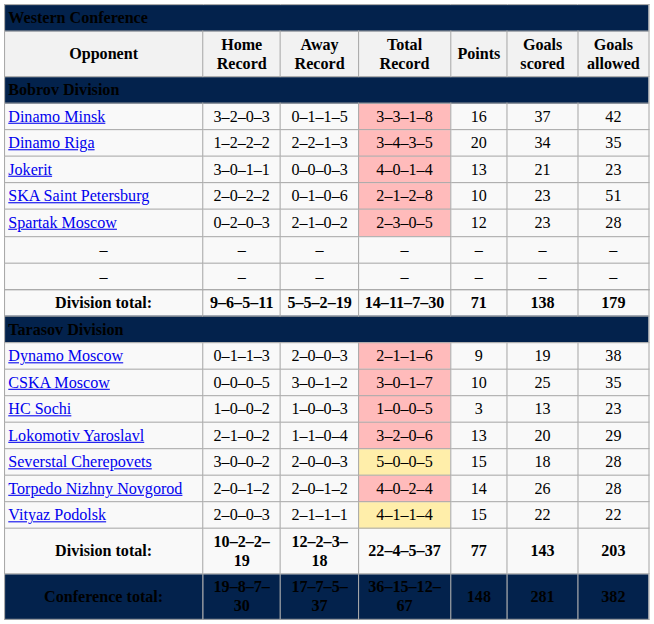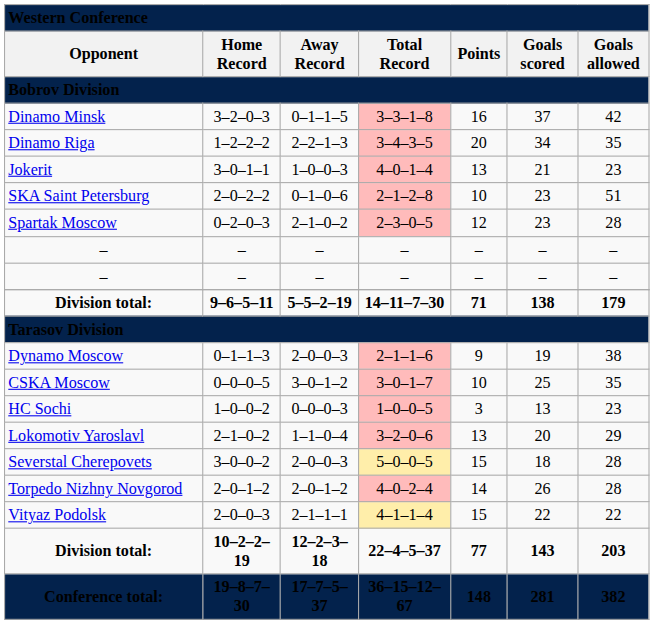(320, 169) 0–0–0–3 -> (320, 169) 1–0–0–3
(320, 408) 1–0–0–3 -> (320, 408) 0–0–0–3
